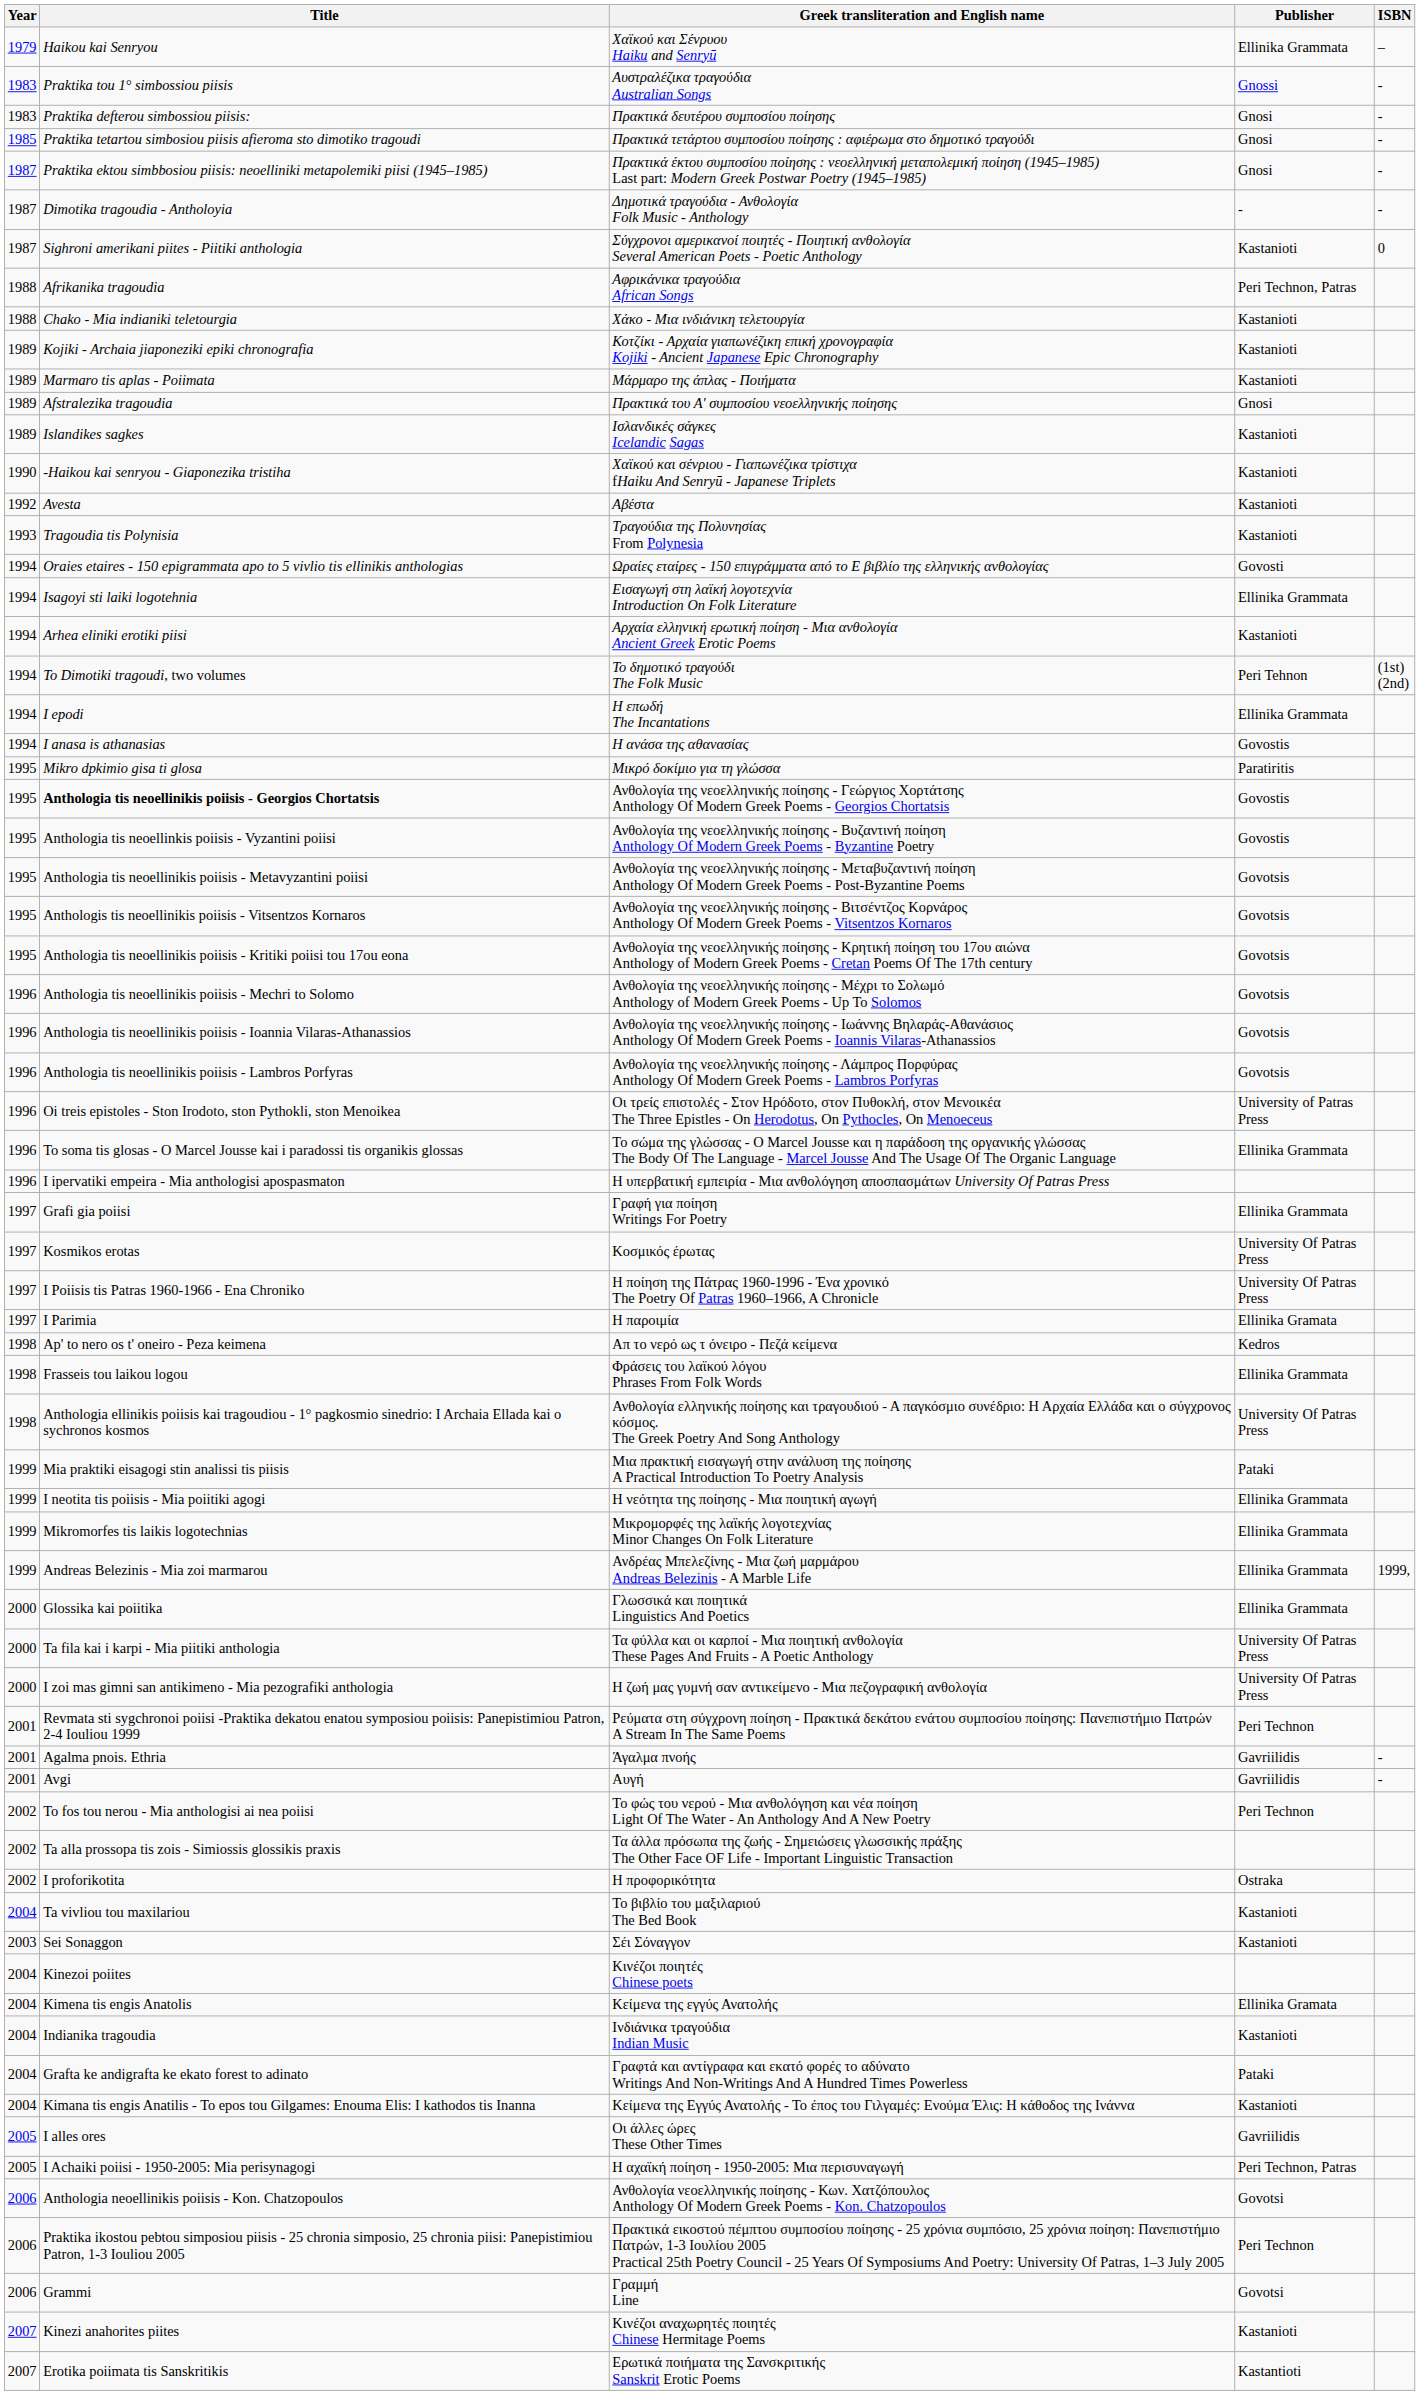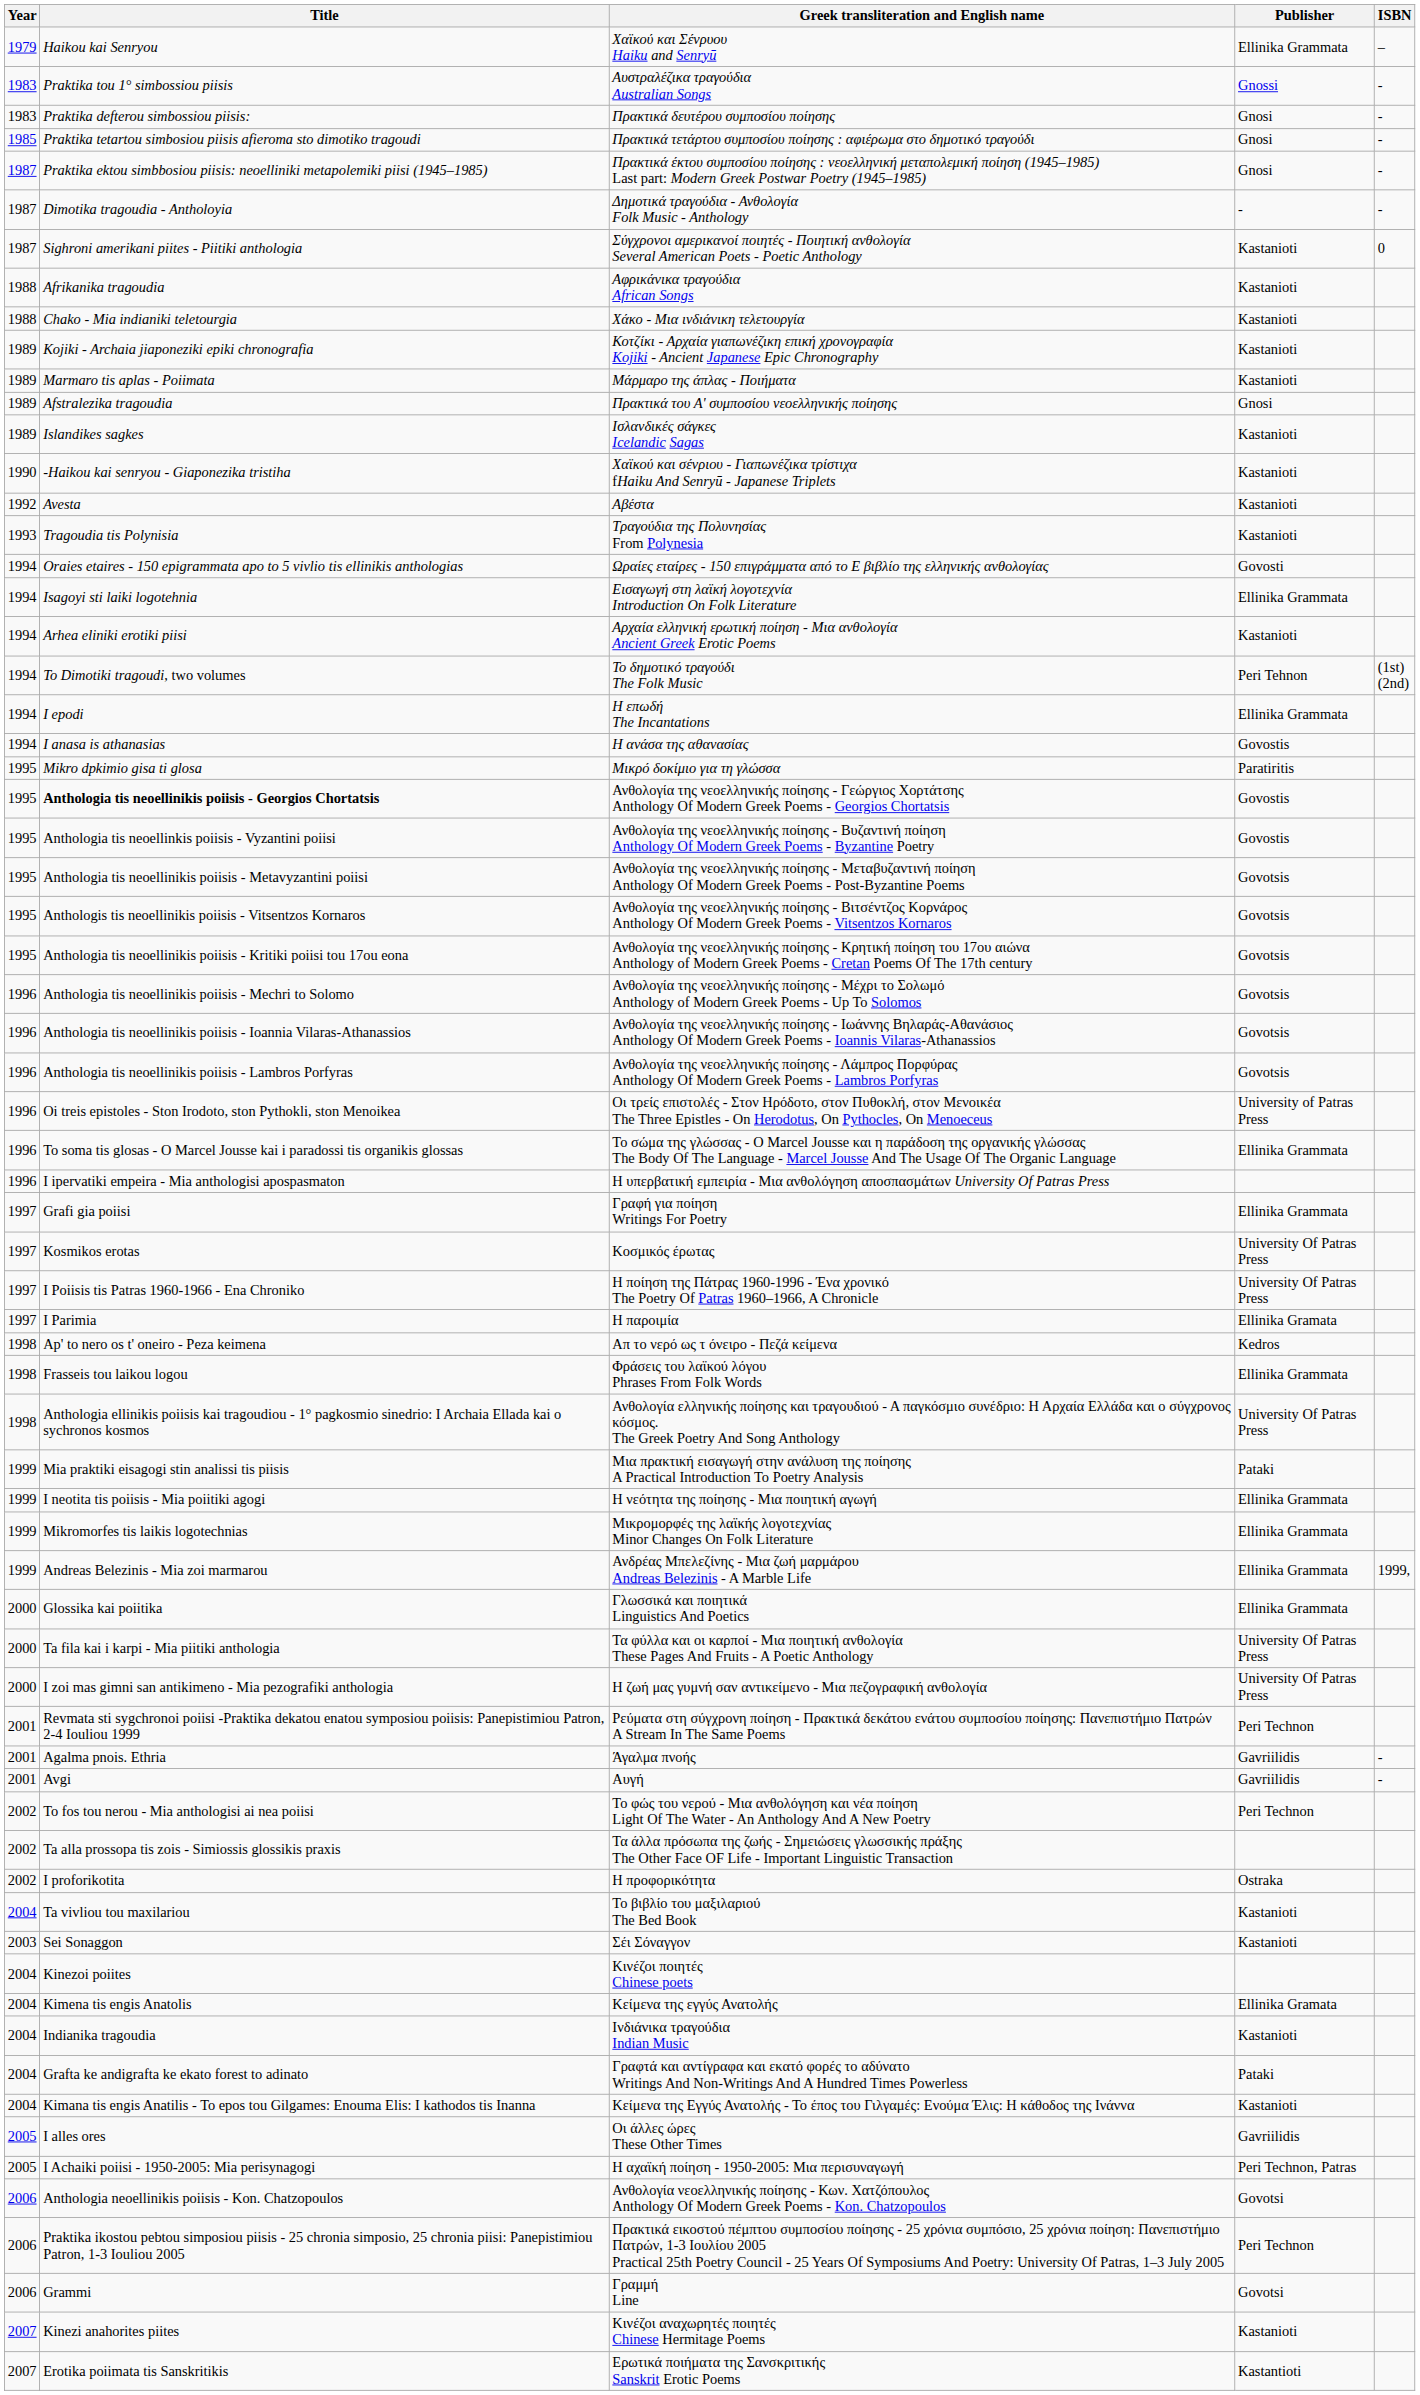(1297, 287) Peri Technon, Patras -> (1268, 287) Kastanioti
